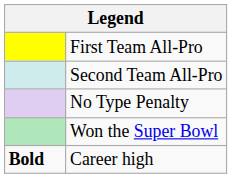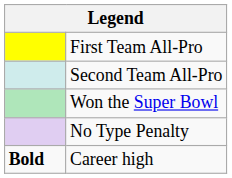rows swapped: (130, 103) <-> (144, 131)
